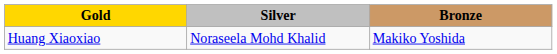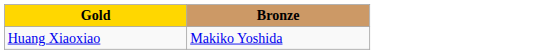- column: (278, 15)
